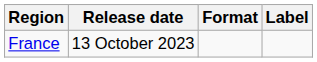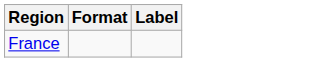- column: (133, 17)
